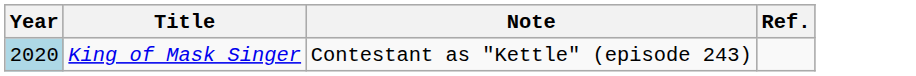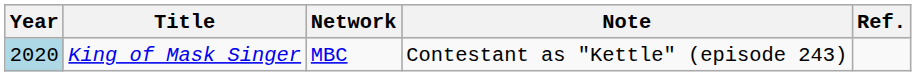+ column: (354, 21)
